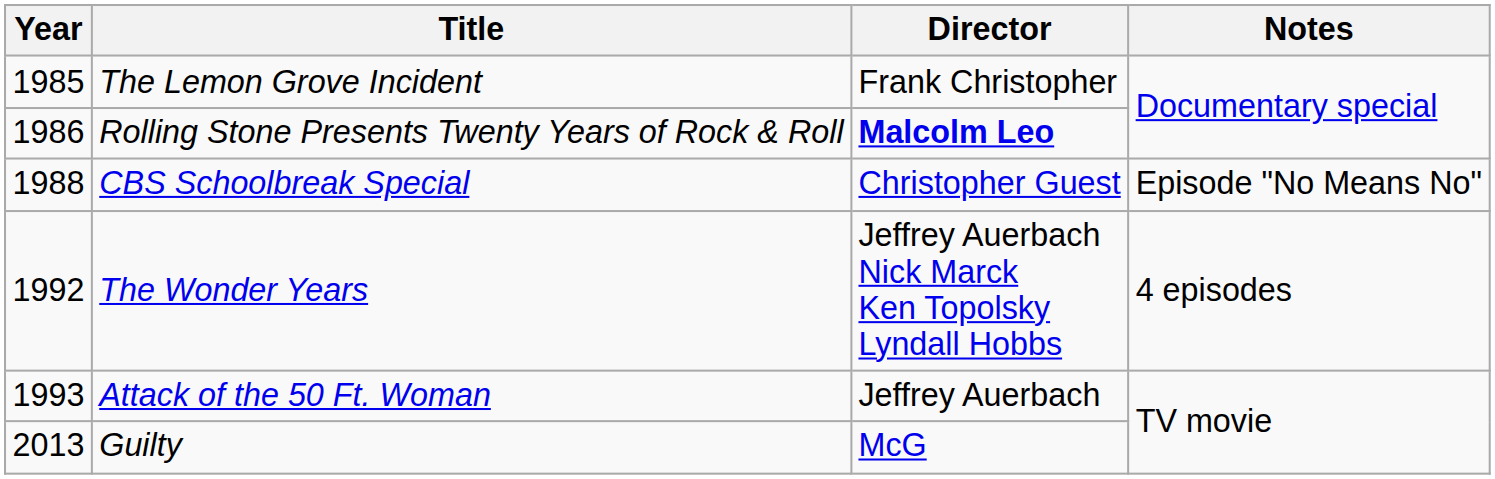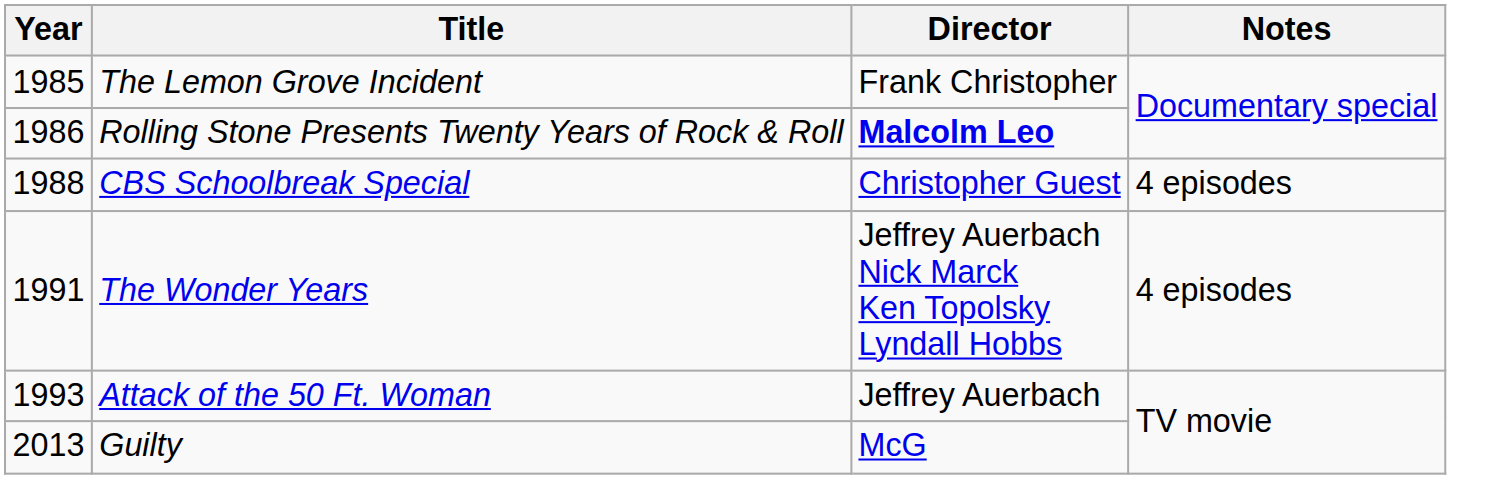(1309, 183) Episode "No Means No" -> (1214, 183) 4 episodes
(48, 289) 1992 -> (48, 289) 1991
